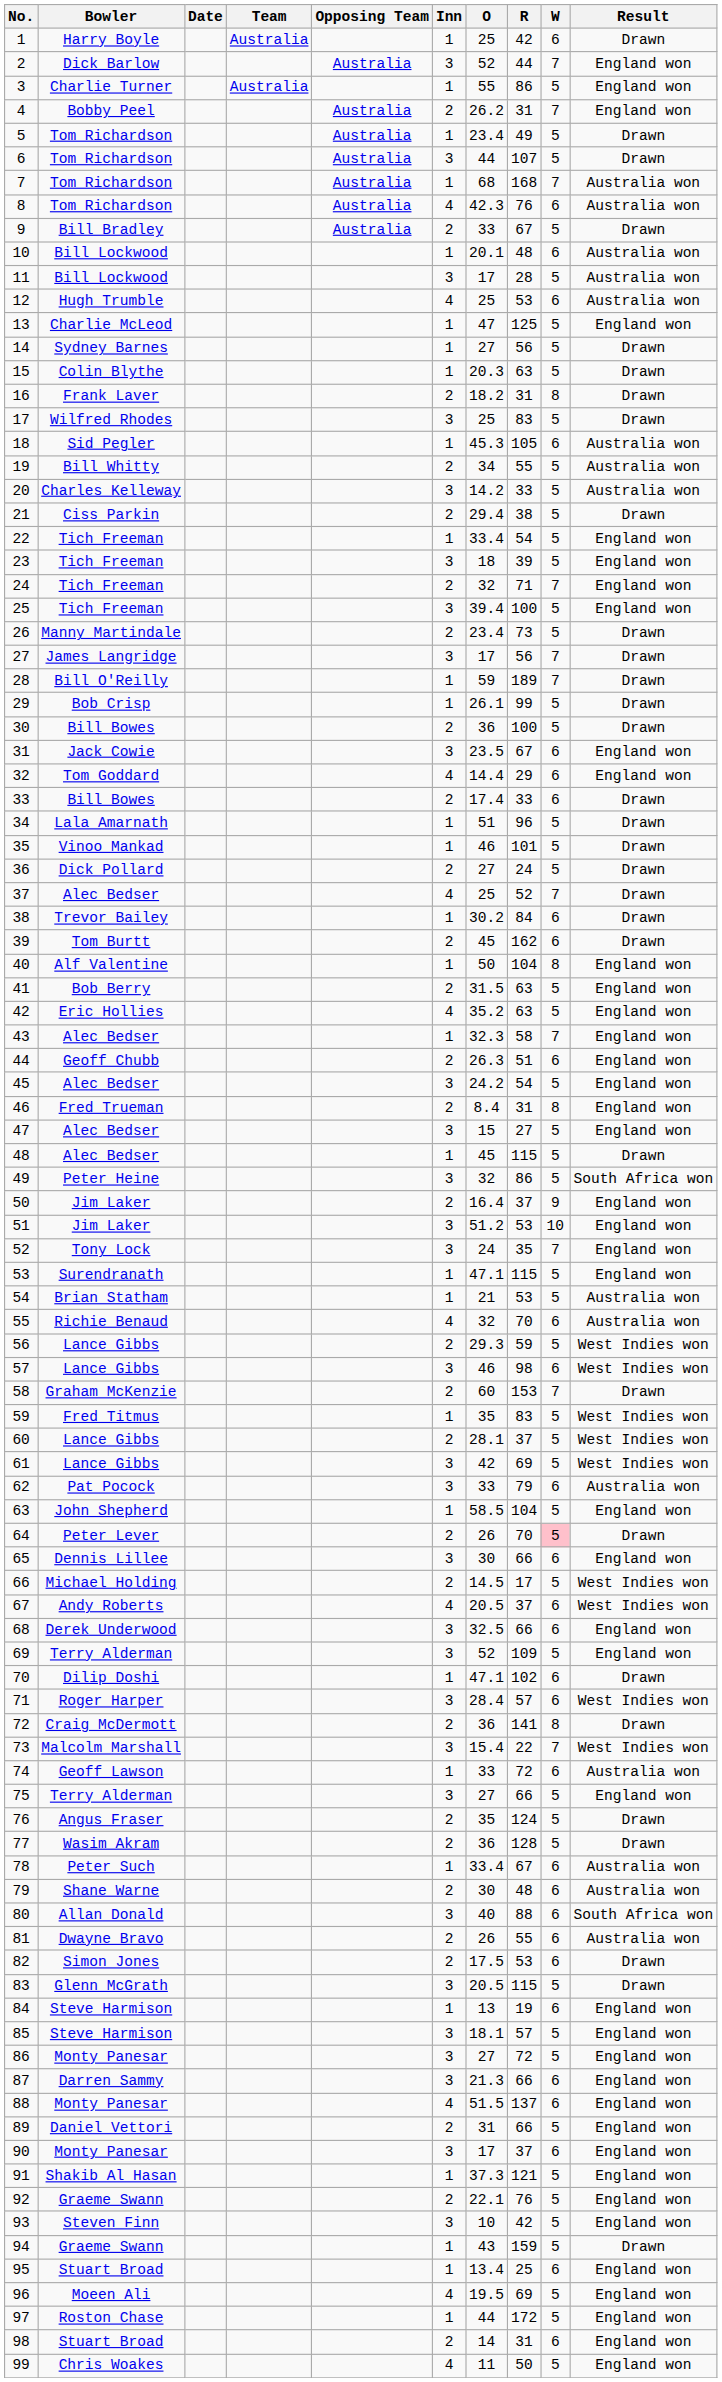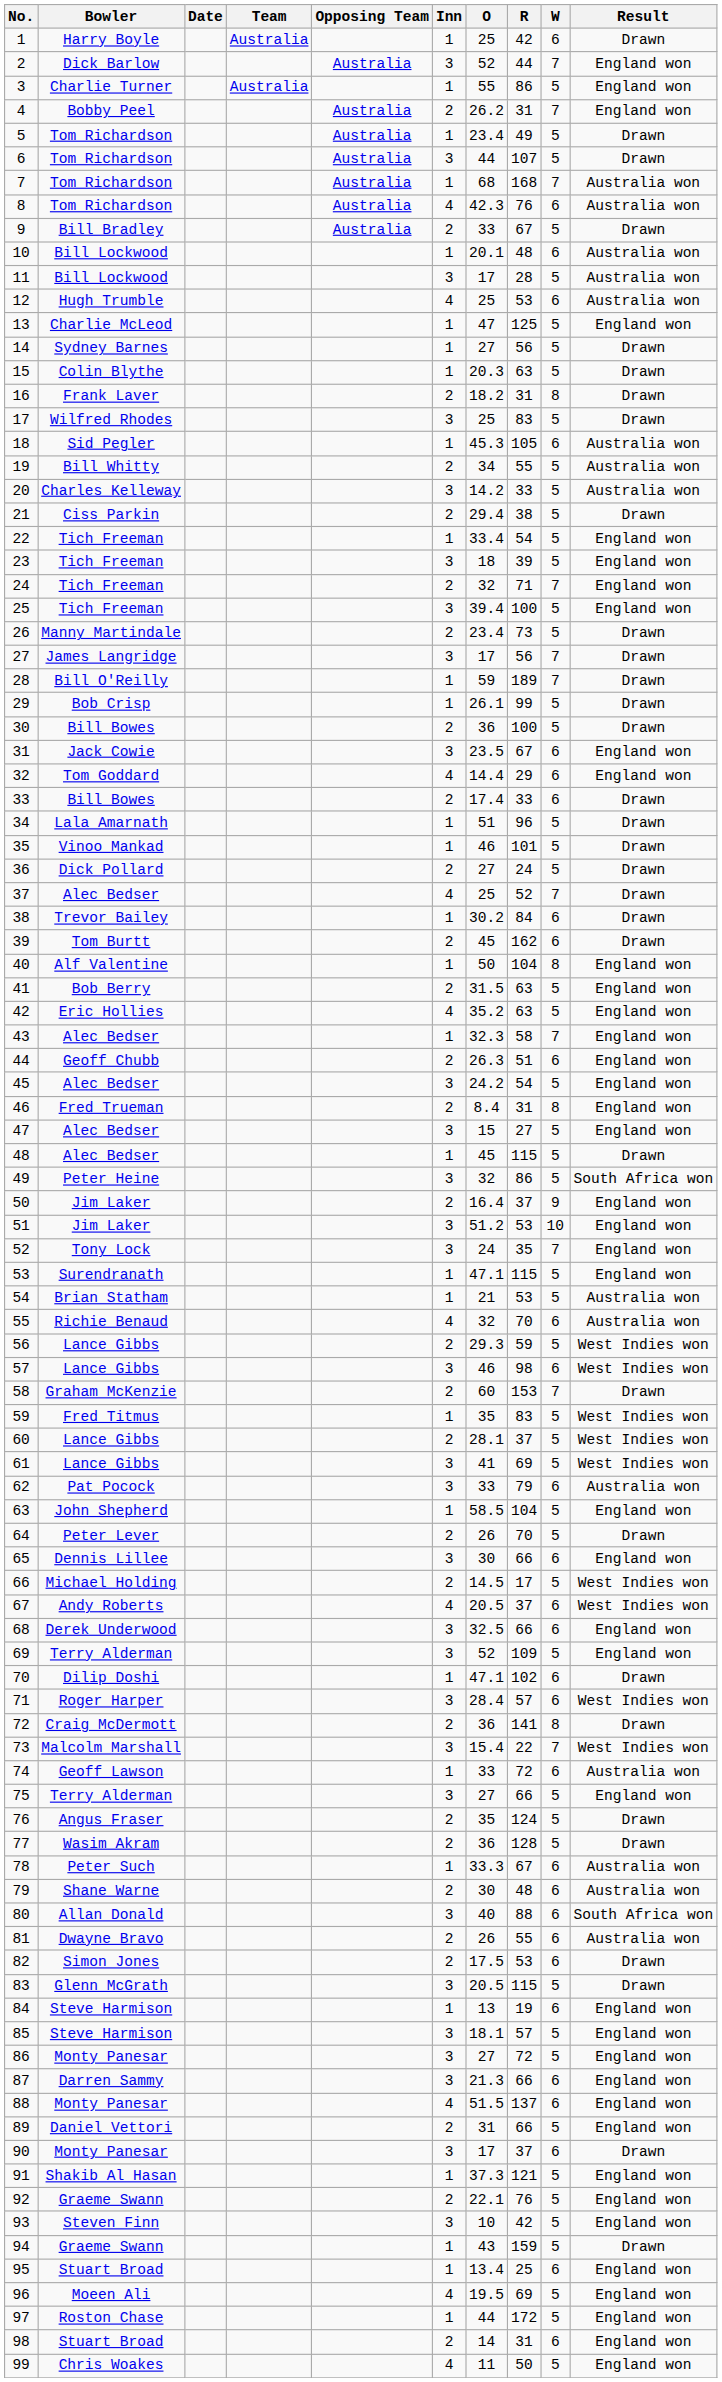(487, 1464) 42 -> (487, 1464) 41
(555, 1535) pink background -> (555, 1535) no background
(487, 1867) 33.4 -> (487, 1867) 33.3
(643, 2152) England won -> (643, 2152) Drawn
